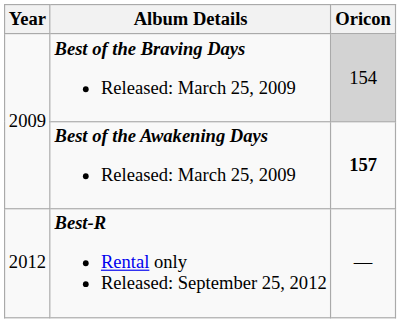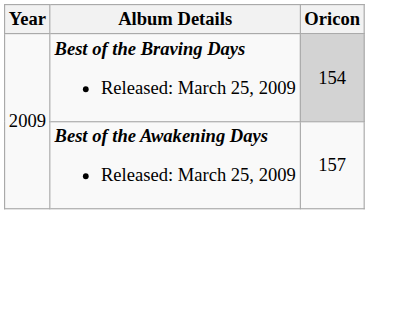(363, 165) bold -> (332, 165) normal
- row: (191, 254)
